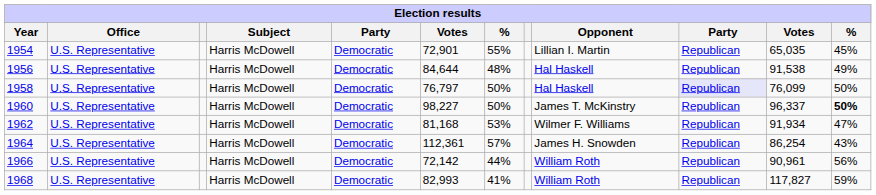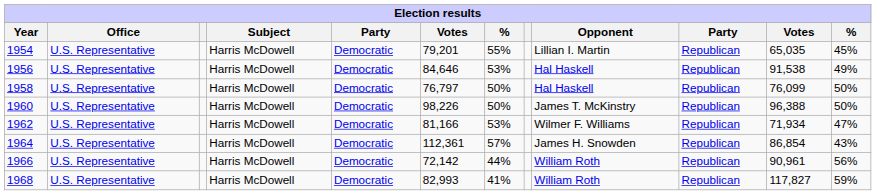(441, 50) 72,901 -> (441, 50) 79,201
(441, 69) 84,644 -> (441, 69) 84,646
(499, 69) 48% -> (499, 69) 53%
(711, 87) lavender background -> (711, 87) no background
(441, 106) 98,227 -> (441, 106) 98,226
(787, 106) 96,337 -> (787, 106) 96,388
(846, 106) bold -> (846, 106) normal
(441, 124) 81,168 -> (441, 124) 81,166
(787, 124) 91,934 -> (787, 124) 71,934
(787, 143) 86,254 -> (787, 143) 86,854
